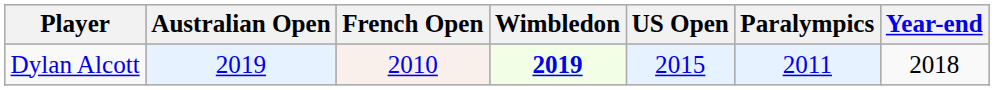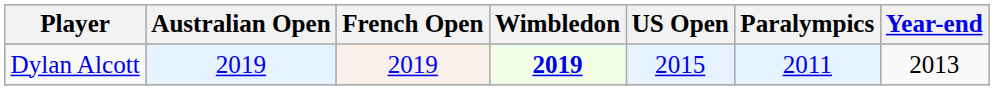(413, 64) 2010 -> (413, 64) 2019
(934, 64) 2018 -> (934, 64) 2013
